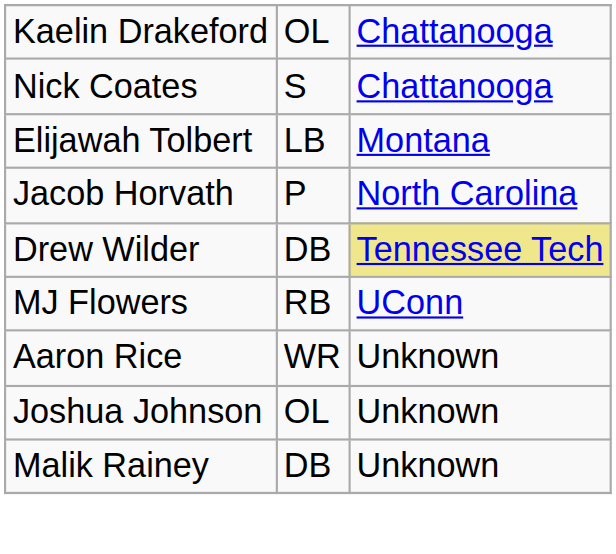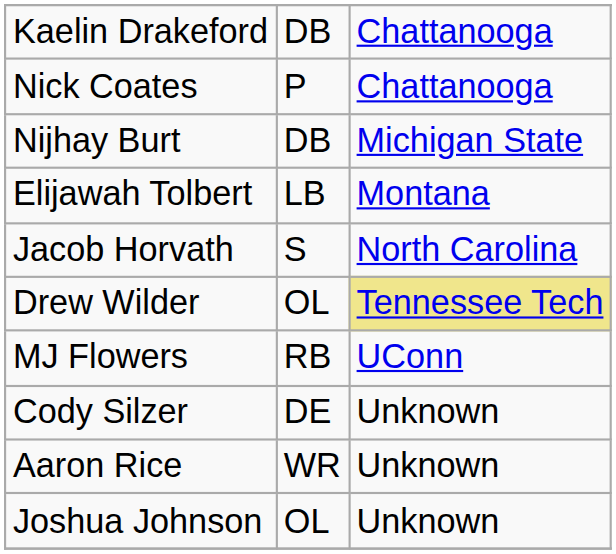(307, 31) OL -> (308, 31) DB
(295, 85) S -> (295, 85) P
+ row: (97, 140)
(295, 194) P -> (295, 248) S
(308, 248) DB -> (307, 303) OL
+ row: (101, 411)
- row: (111, 466)
